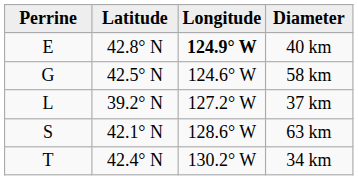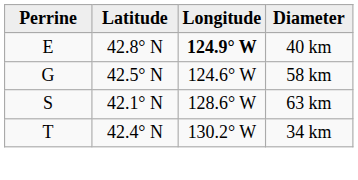- row: (309, 103)
